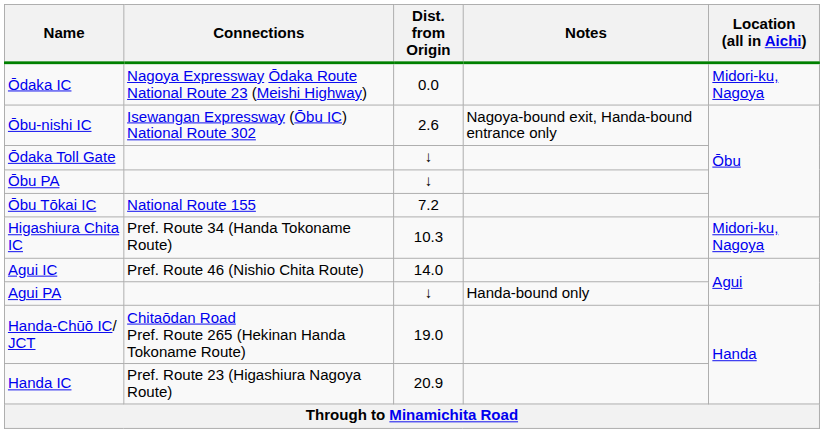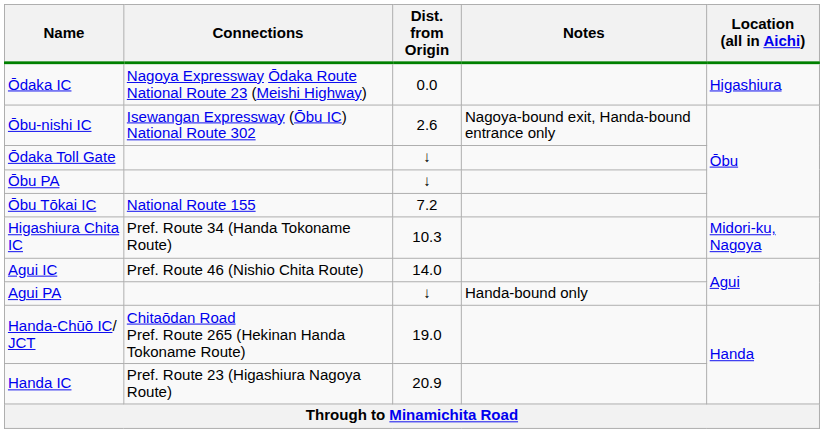(745, 84) Midori-ku, Nagoya -> (746, 84) Higashiura
